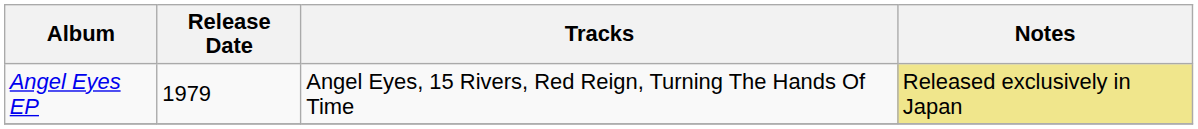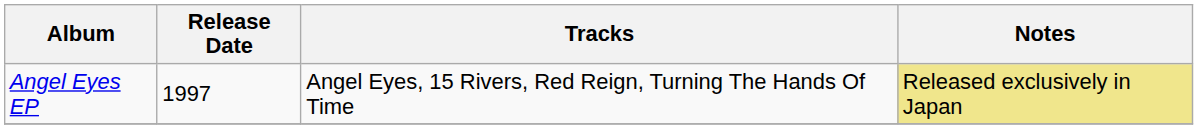(187, 93) 1979 -> (187, 93) 1997
